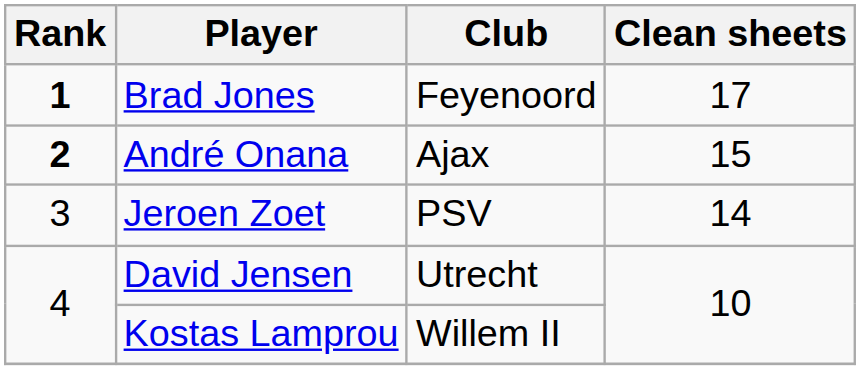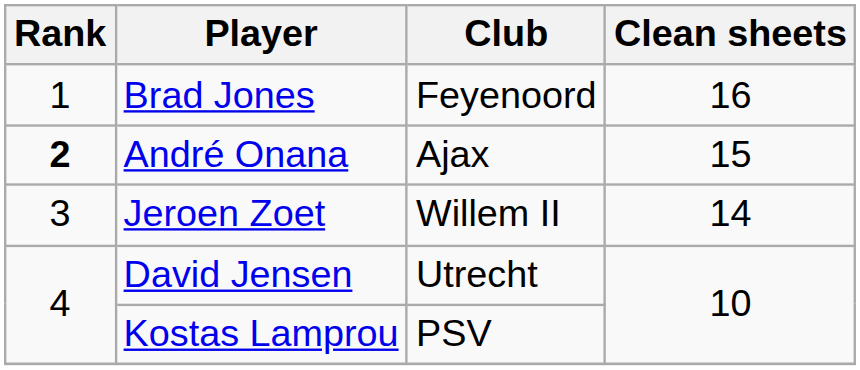(60, 94) bold -> (60, 94) normal
(730, 94) 17 -> (730, 94) 16
(454, 214) PSV -> (488, 214) Willem II
(488, 333) Willem II -> (454, 333) PSV
